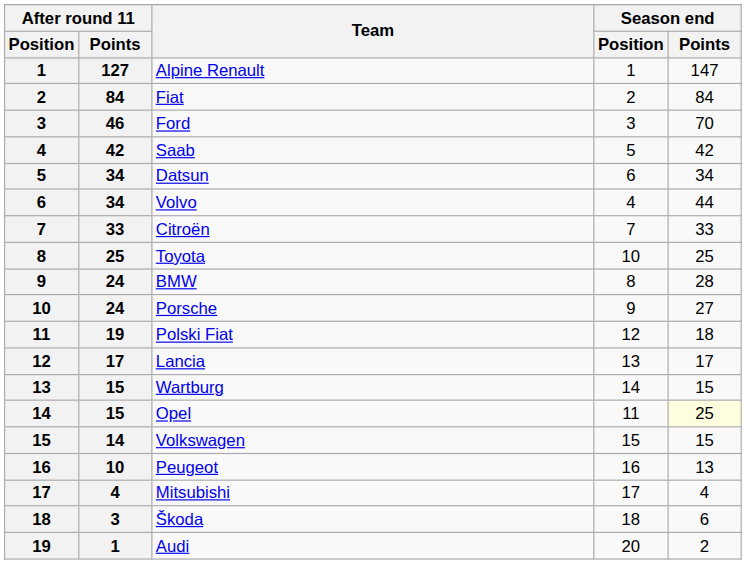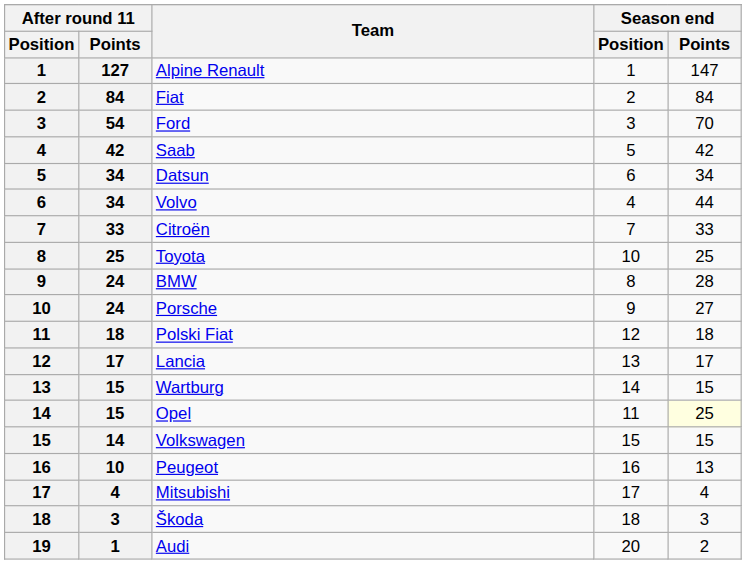(115, 124) 46 -> (115, 124) 54
(115, 335) 19 -> (115, 335) 18
(705, 520) 6 -> (705, 520) 3
